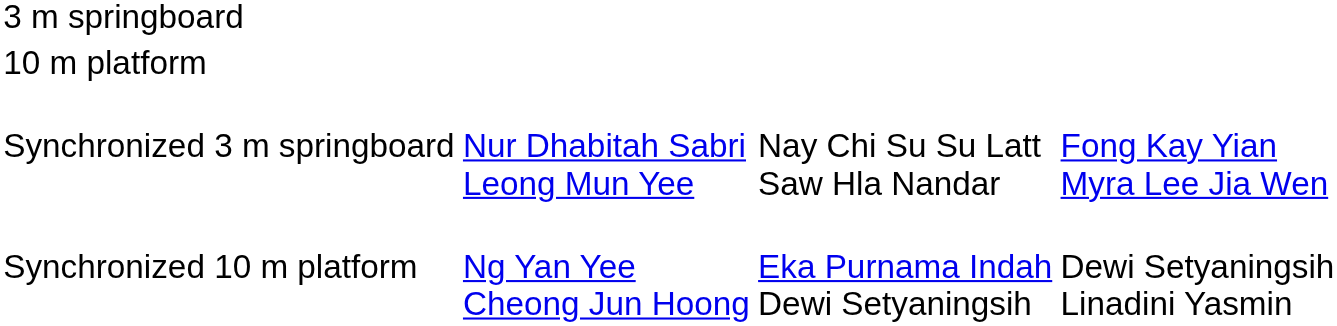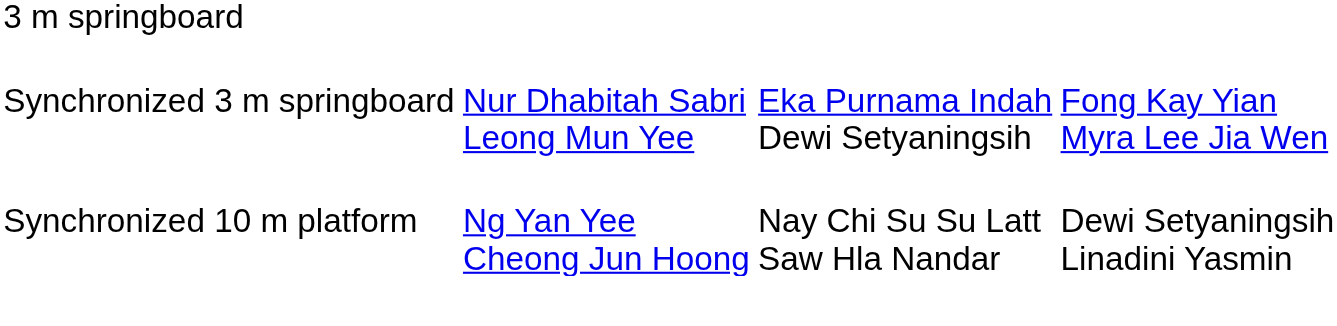- row: (105, 63)
(900, 165) Nay Chi Su Su Latt Saw Hla Nandar -> (905, 119) Eka Purnama Indah Dewi Setyaningsih
(905, 285) Eka Purnama Indah Dewi Setyaningsih -> (900, 239) Nay Chi Su Su Latt Saw Hla Nandar
